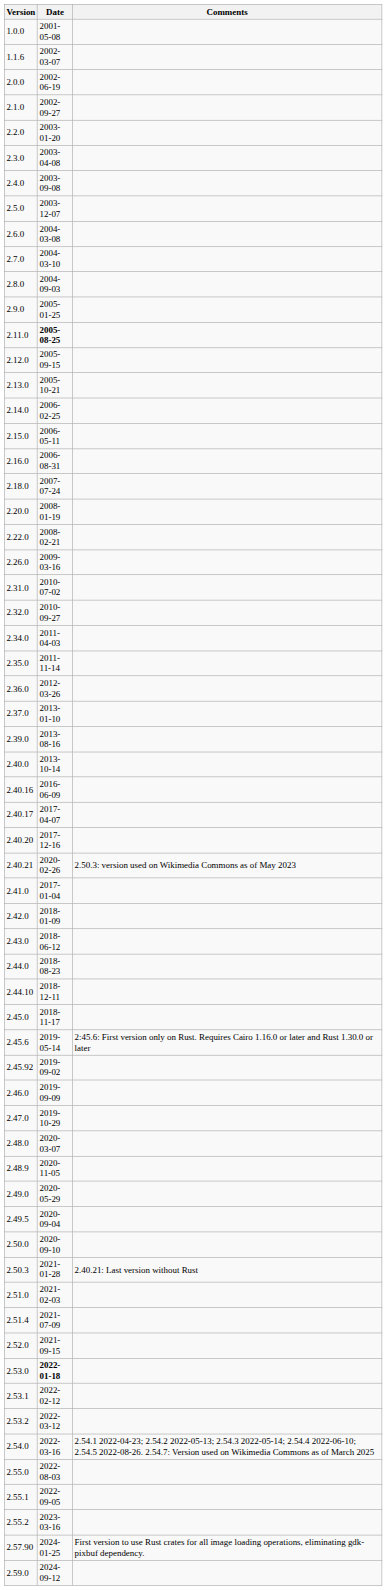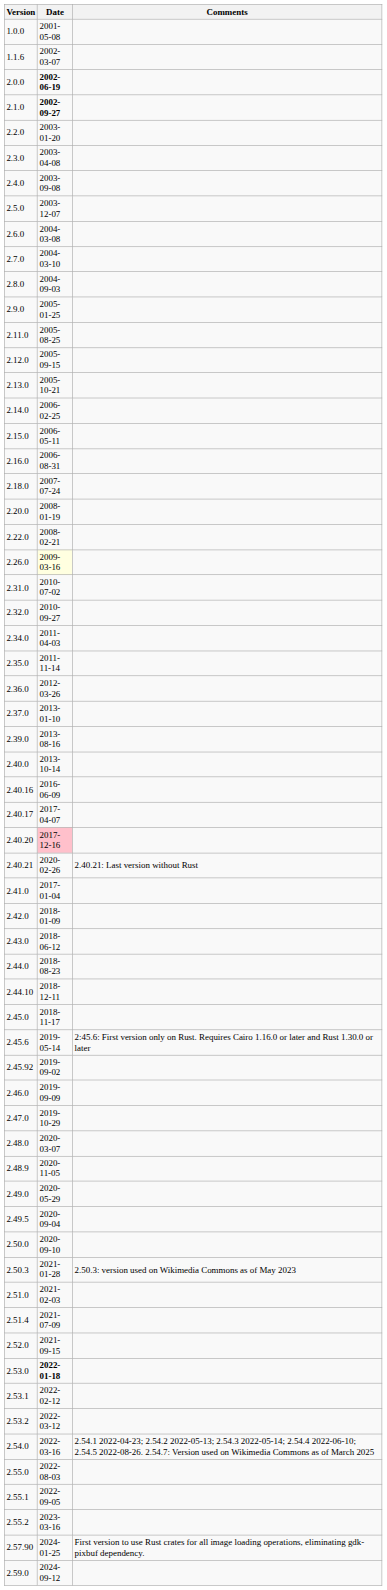(50, 82) normal -> (50, 82) bold
(50, 108) normal -> (50, 108) bold
(50, 335) bold -> (50, 335) normal
(50, 562) no background -> (50, 562) lightyellow background
(50, 840) no background -> (50, 840) pink background
(185, 865) 2.50.3: version used on Wikimedia Commons as of May 2023 -> (136, 865) 2.40.21: Last version without Rust
(136, 1270) 2.40.21: Last version without Rust -> (185, 1270) 2.50.3: version used on Wikimedia Commons as of May 2023
